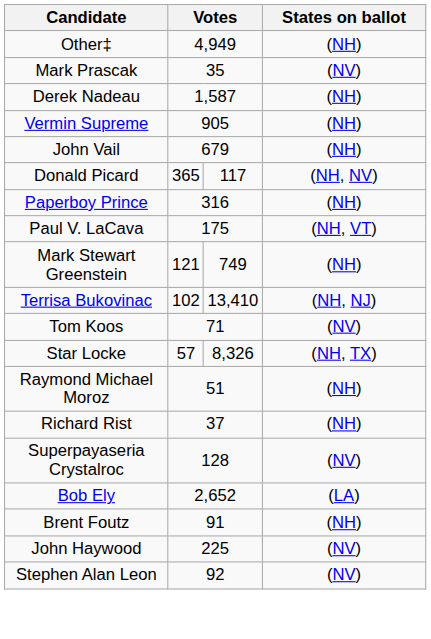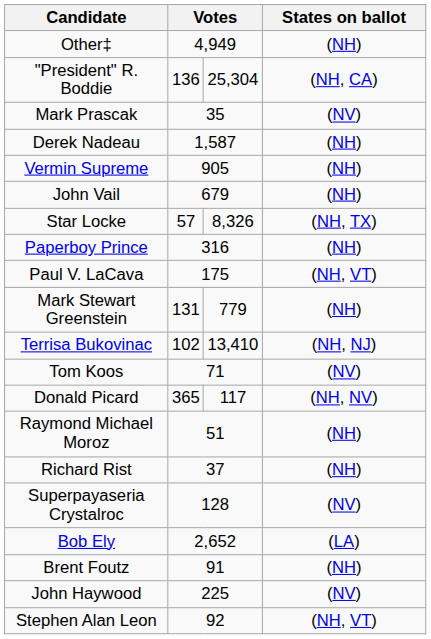+ row: (86, 79)
rows swapped: (86, 176) <-> (86, 353)
(186, 264) 121 -> (186, 309) 131
(233, 264) 749 -> (233, 309) 779
(344, 575) (NV) -> (344, 620) (NH, VT)
